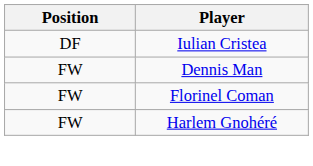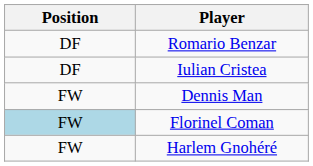+ row: (222, 43)
(70, 95) no background -> (70, 122) lightblue background
